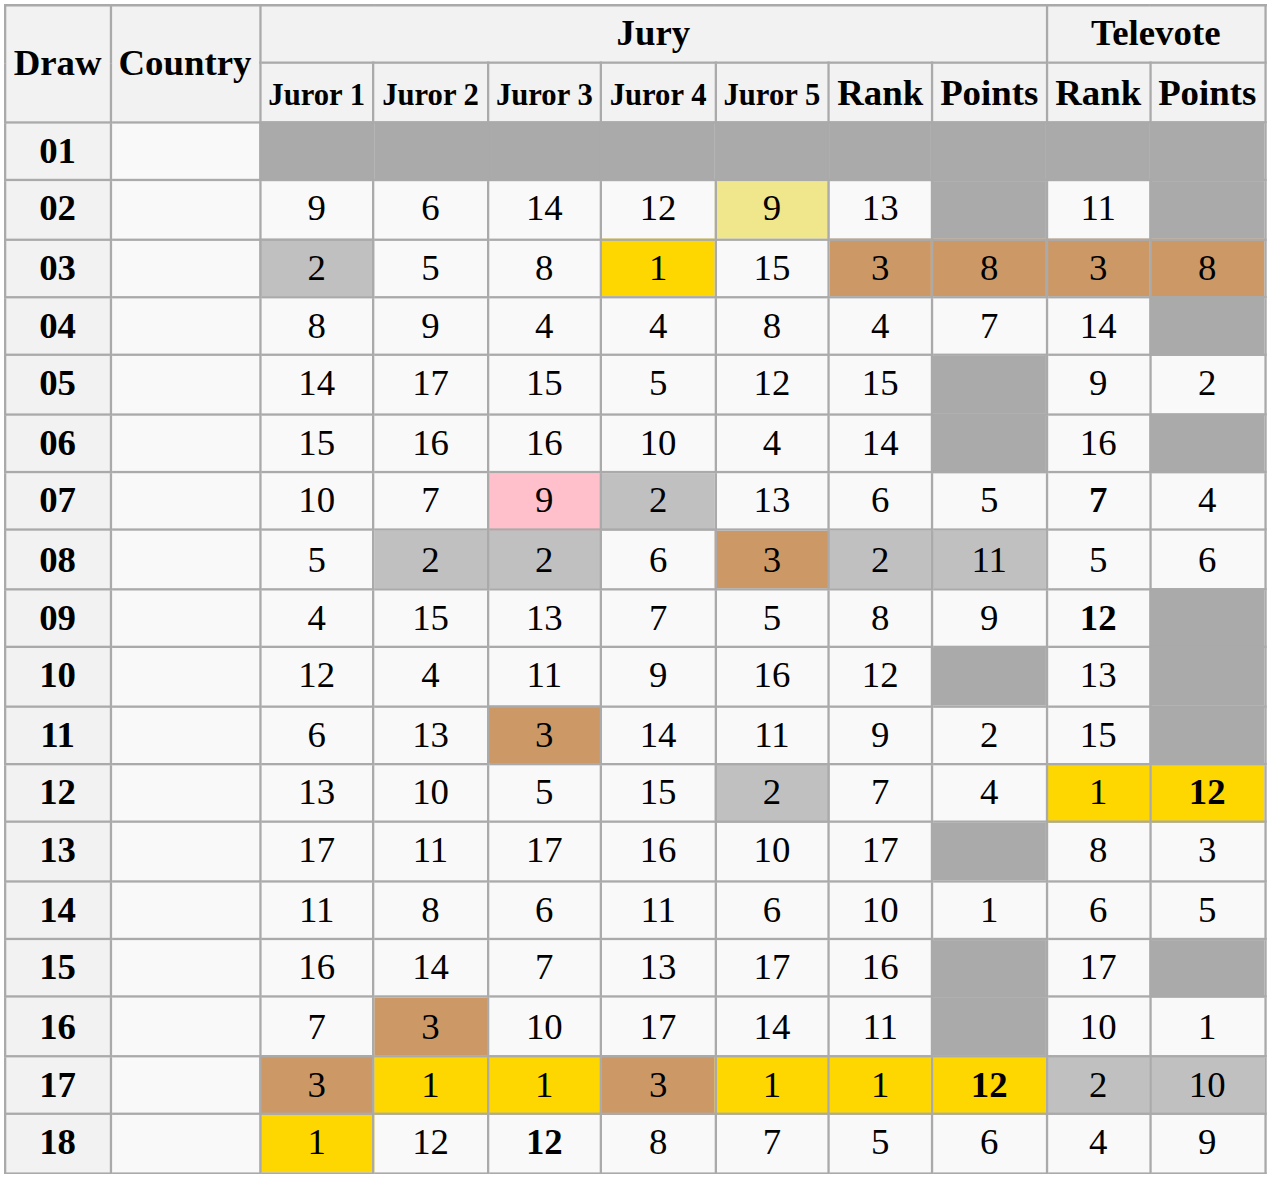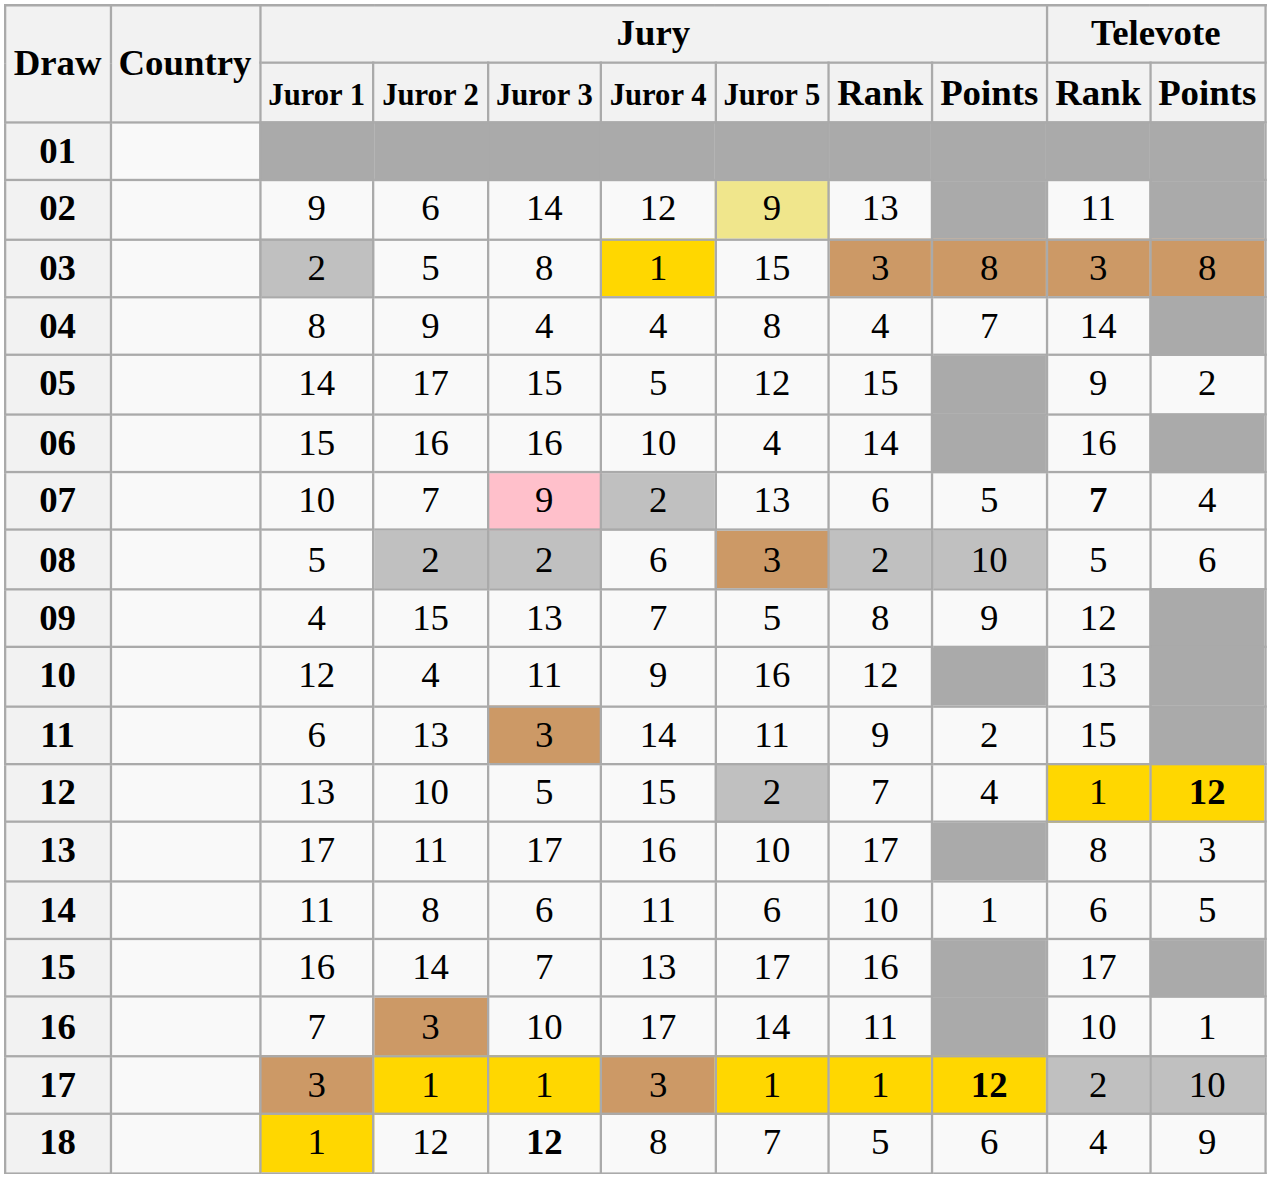(989, 558) 11 -> (989, 558) 10
(1098, 617) bold -> (1098, 617) normal
